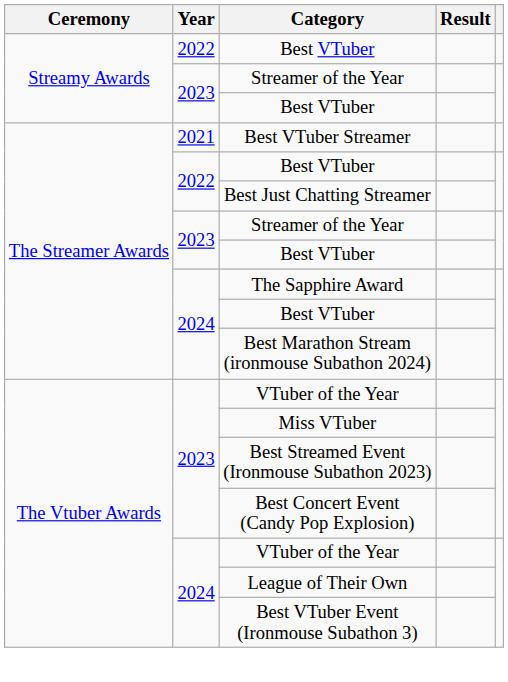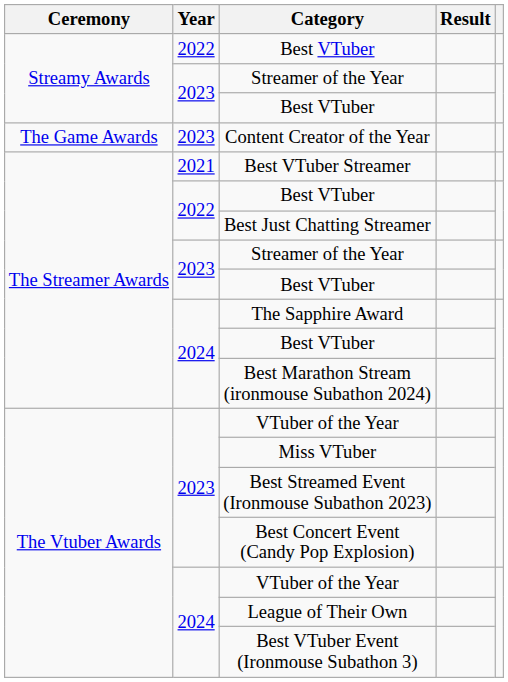+ row: (196, 136)
